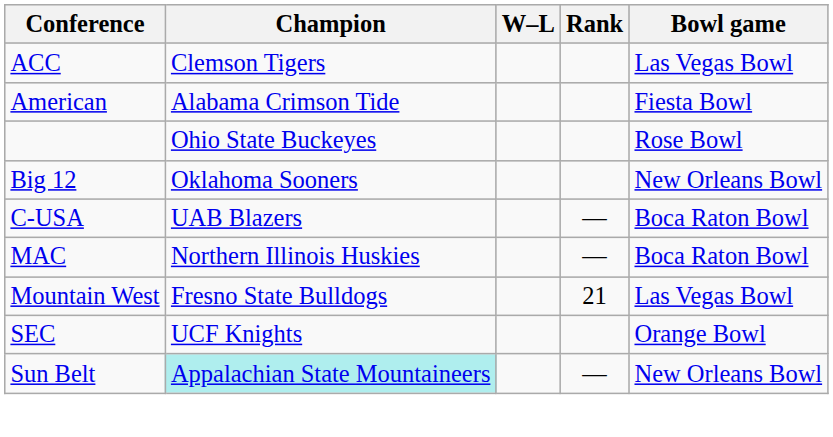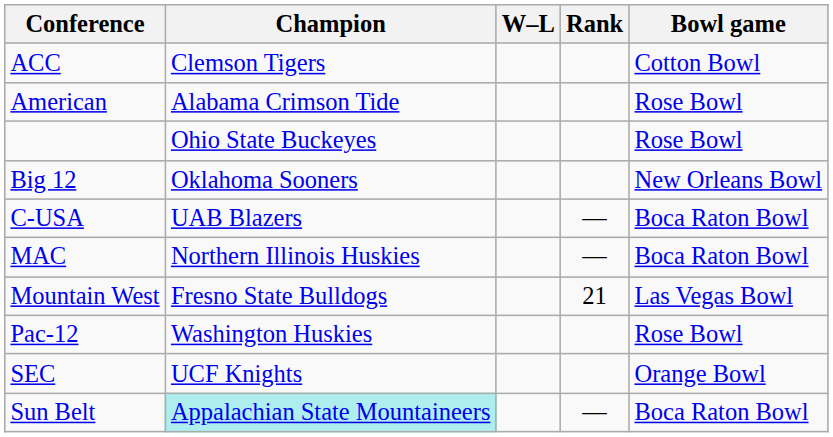(714, 62) Las Vegas Bowl -> (697, 62) Cotton Bowl
(693, 101) Fiesta Bowl -> (689, 101) Rose Bowl
+ row: (44, 334)
(728, 373) New Orleans Bowl -> (722, 412) Boca Raton Bowl
